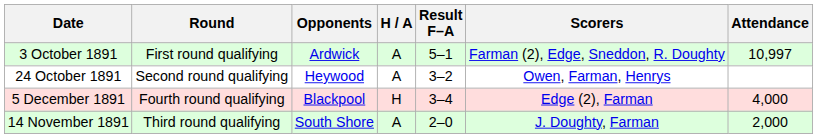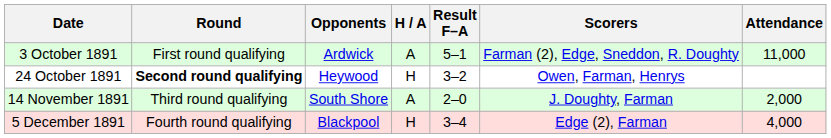(770, 54) 10,997 -> (784, 54) 11,000
(212, 76) normal -> (219, 76) bold
(396, 76) A -> (411, 76) H
rows swapped: (68, 122) <-> (68, 99)
